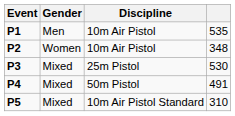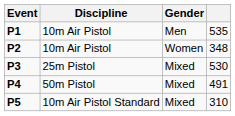columns swapped: (145, 13) <-> (62, 13)
